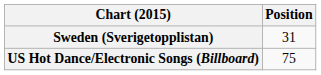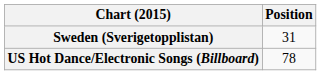(289, 59) 75 -> (289, 59) 78
